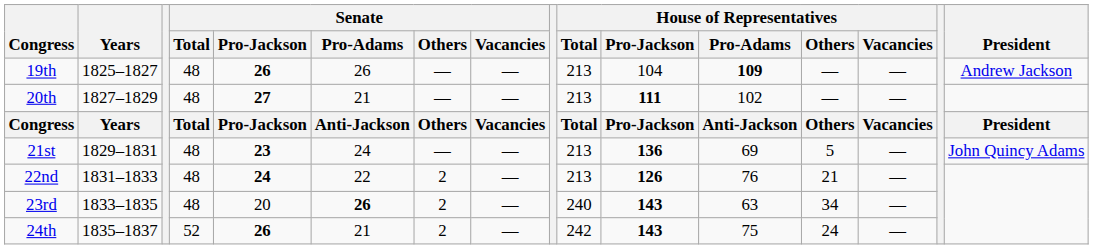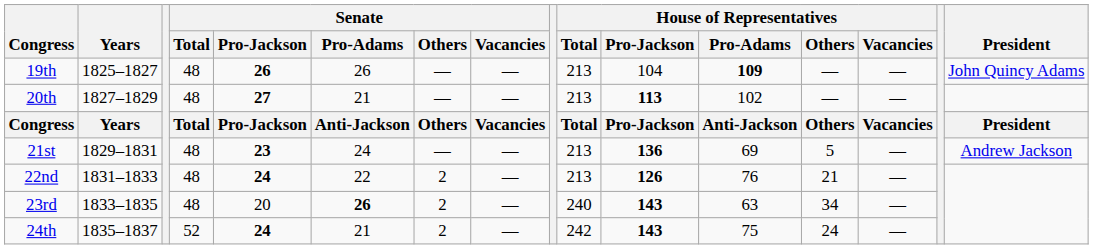(1016, 71) Andrew Jackson -> (1016, 71) John Quincy Adams
(650, 97) 111 -> (650, 97) 113
(1016, 151) John Quincy Adams -> (1016, 151) Andrew Jackson
(262, 230) 26 -> (262, 230) 24
